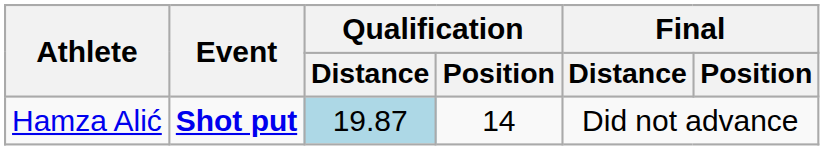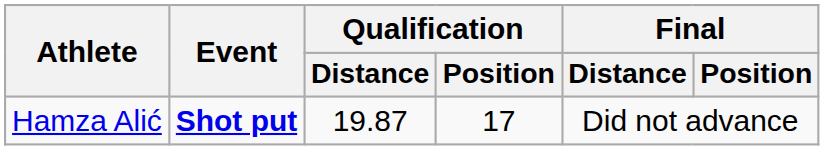(370, 121) lightblue background -> (370, 121) no background
(499, 121) 14 -> (499, 121) 17
